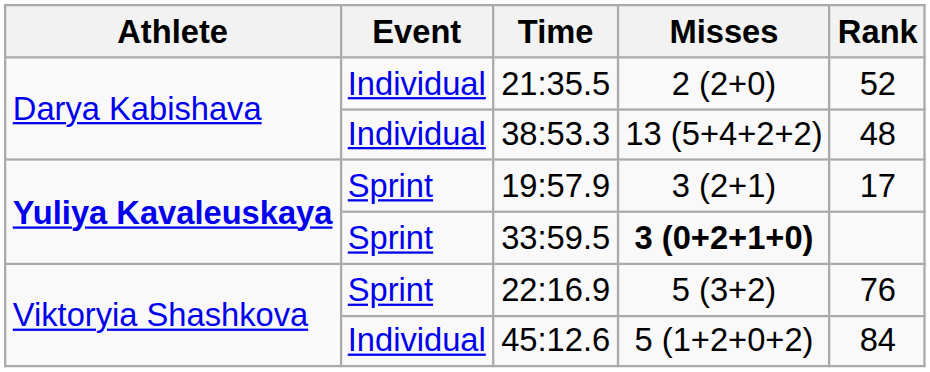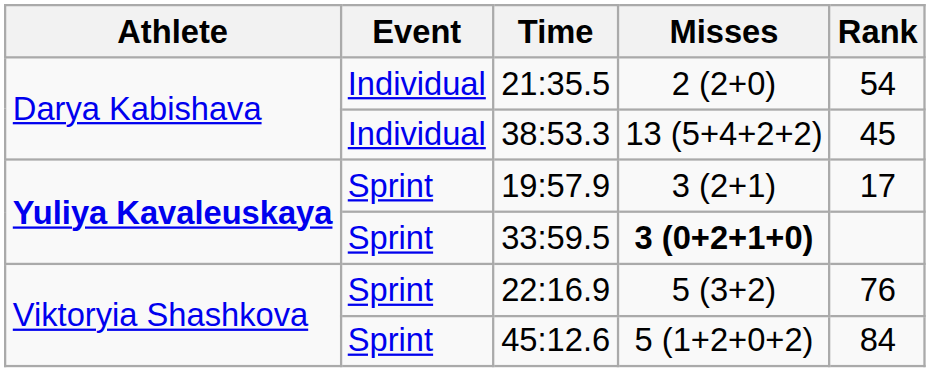(878, 83) 52 -> (878, 83) 54
(878, 135) 48 -> (878, 135) 45
(417, 341) Individual -> (390, 341) Sprint
